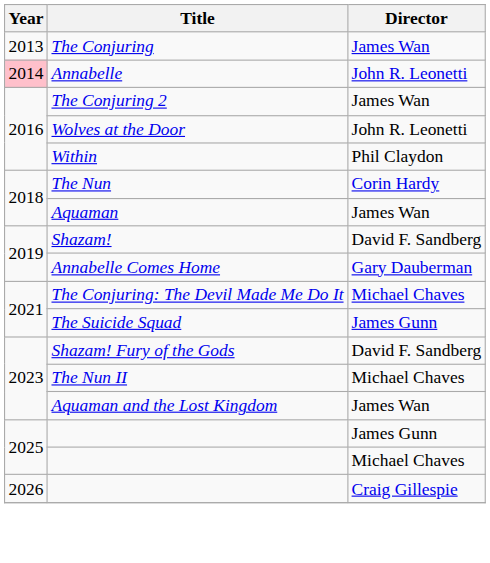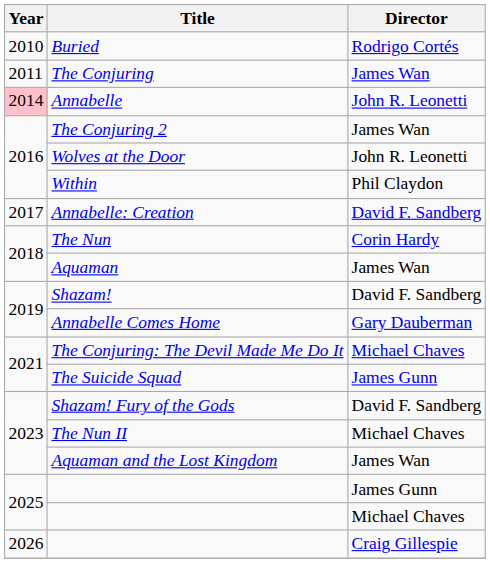+ row: (75, 45)
(26, 45) 2013 -> (26, 73) 2011
+ row: (123, 211)
